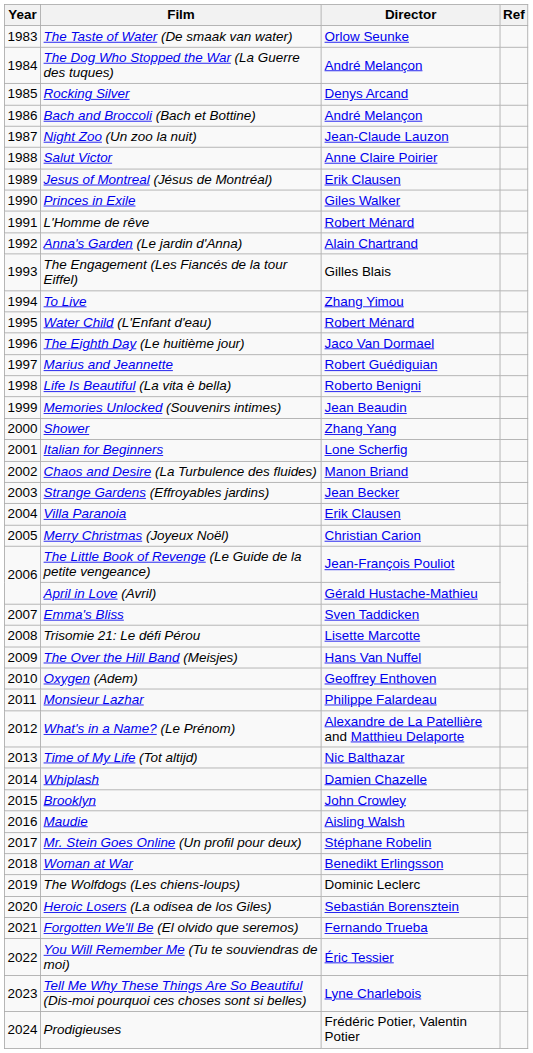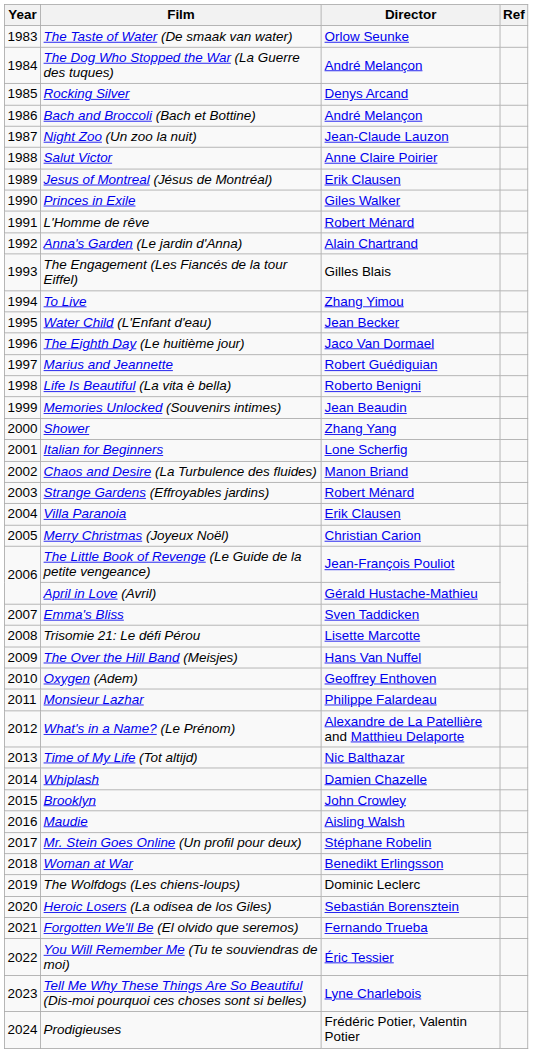(369, 322) Robert Ménard -> (362, 322) Jean Becker
(362, 493) Jean Becker -> (369, 493) Robert Ménard
